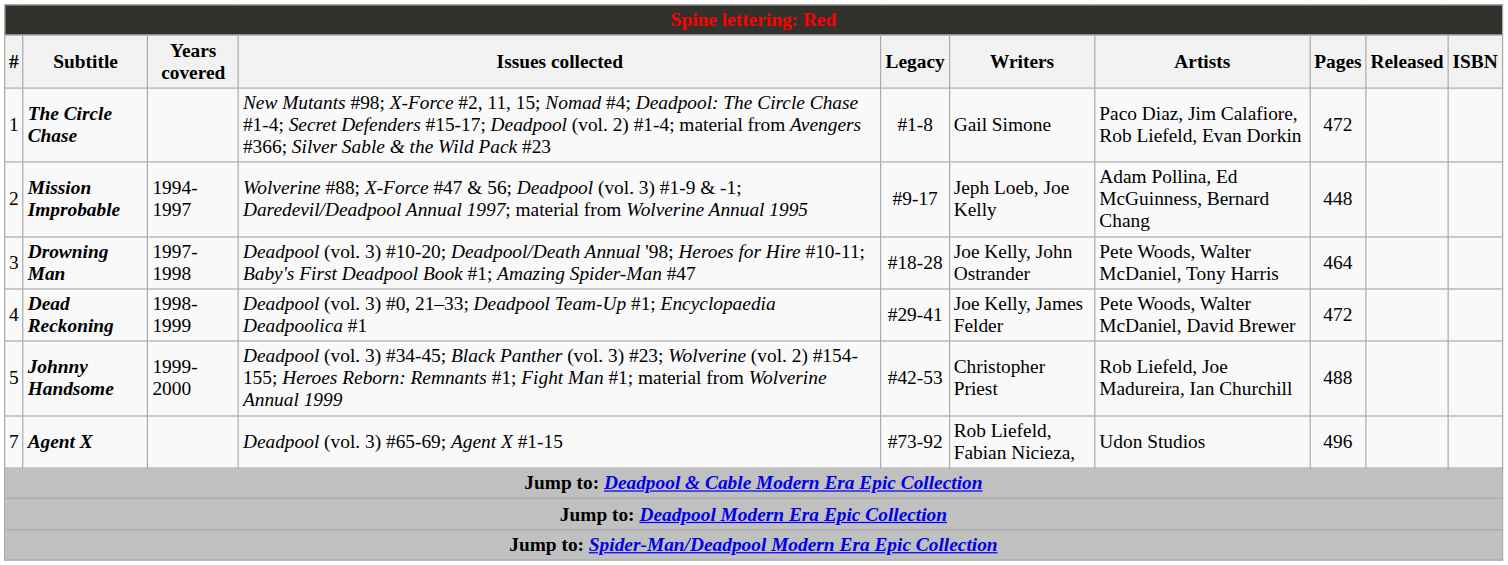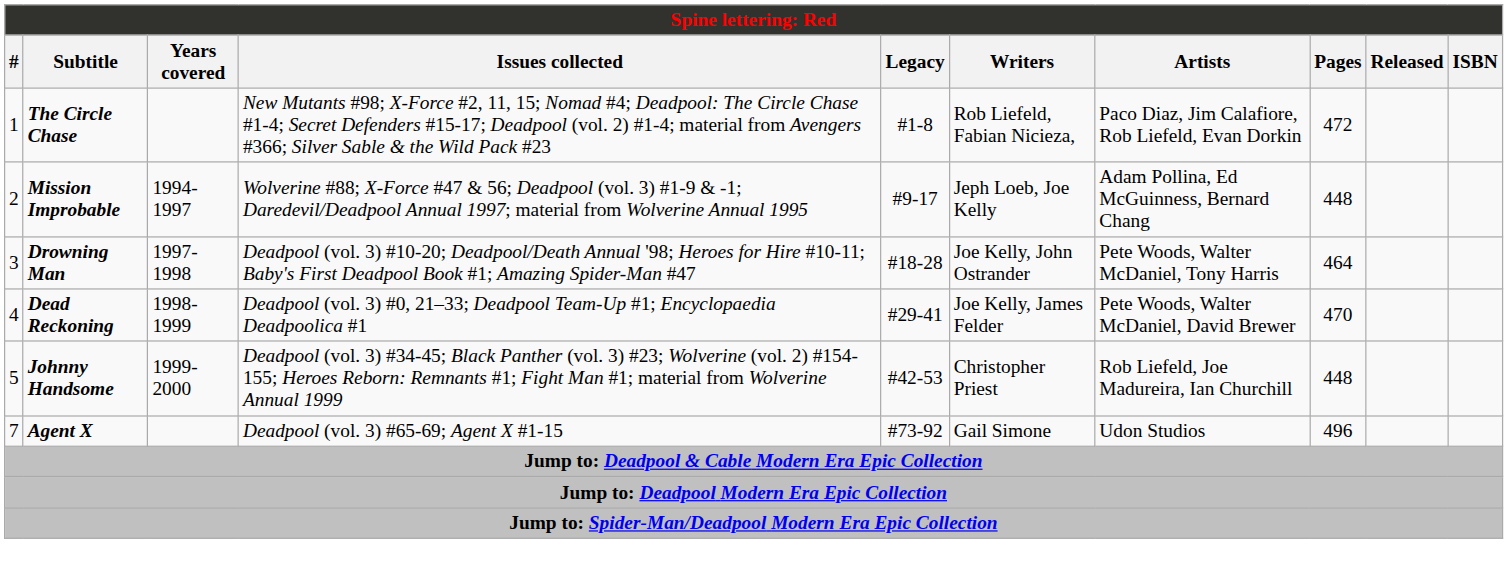(1002, 124) Gail Simone -> (1014, 124) Rob Liefeld, Fabian Nicieza,
(1338, 314) 472 -> (1338, 314) 470
(1338, 378) 488 -> (1338, 378) 448
(1014, 441) Rob Liefeld, Fabian Nicieza, -> (1002, 430) Gail Simone
